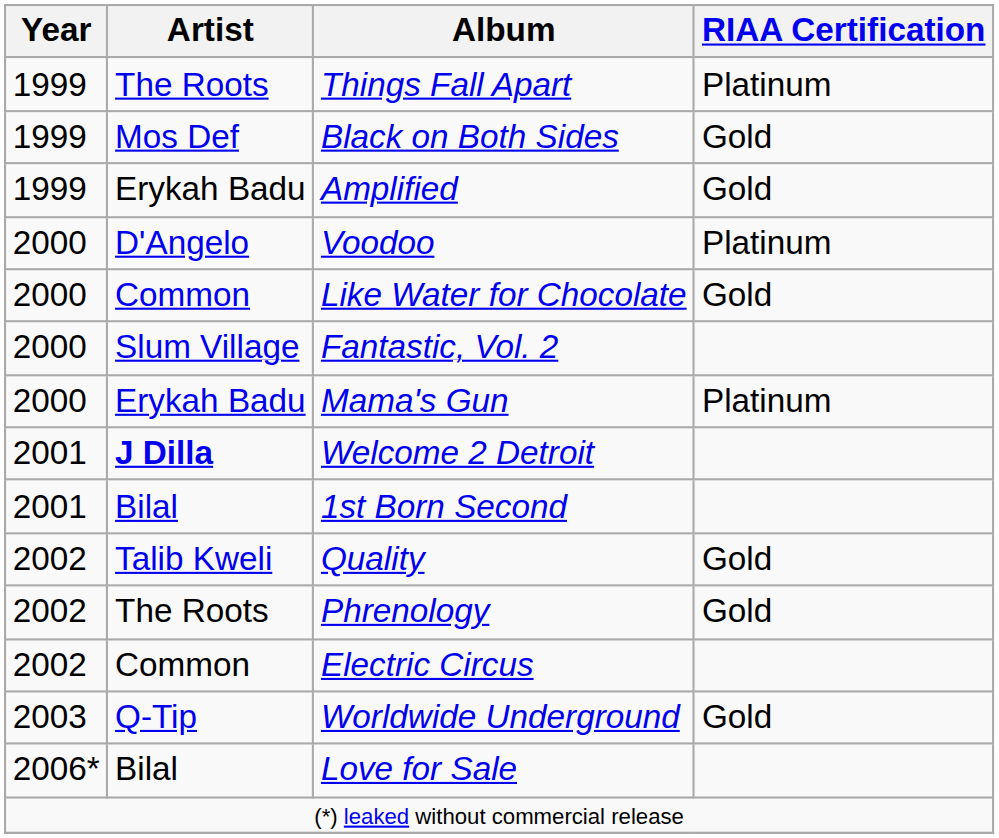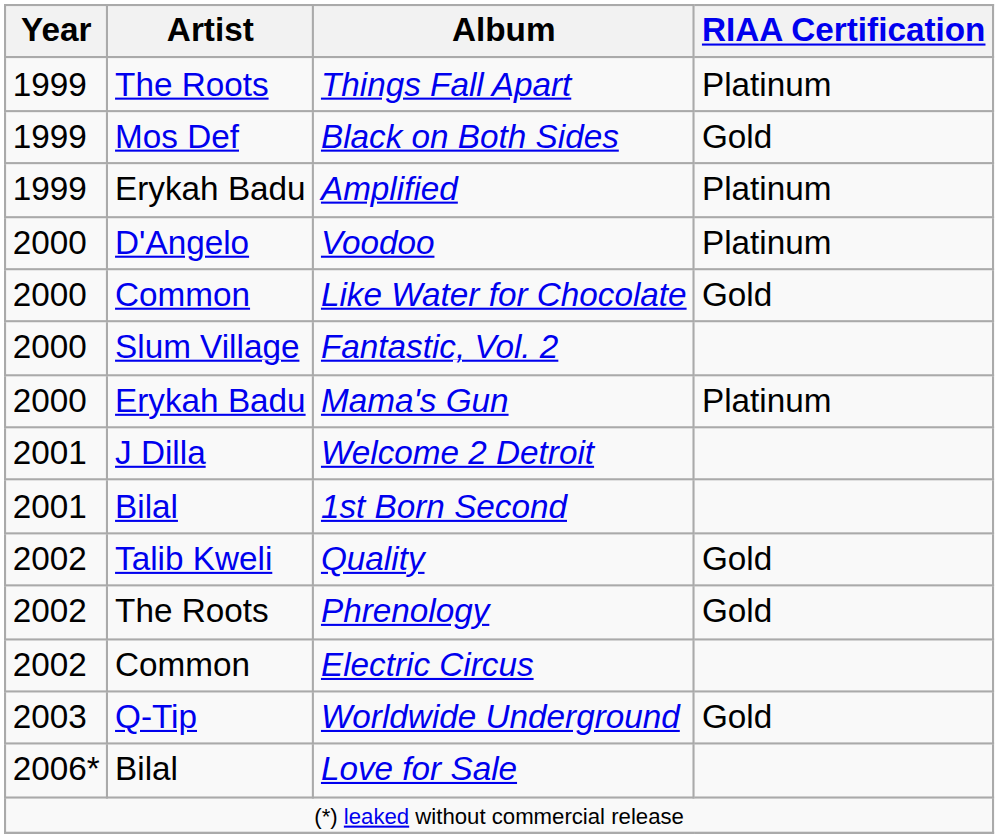(737, 189) Gold -> (767, 189) Platinum
(164, 453) bold -> (160, 453) normal
